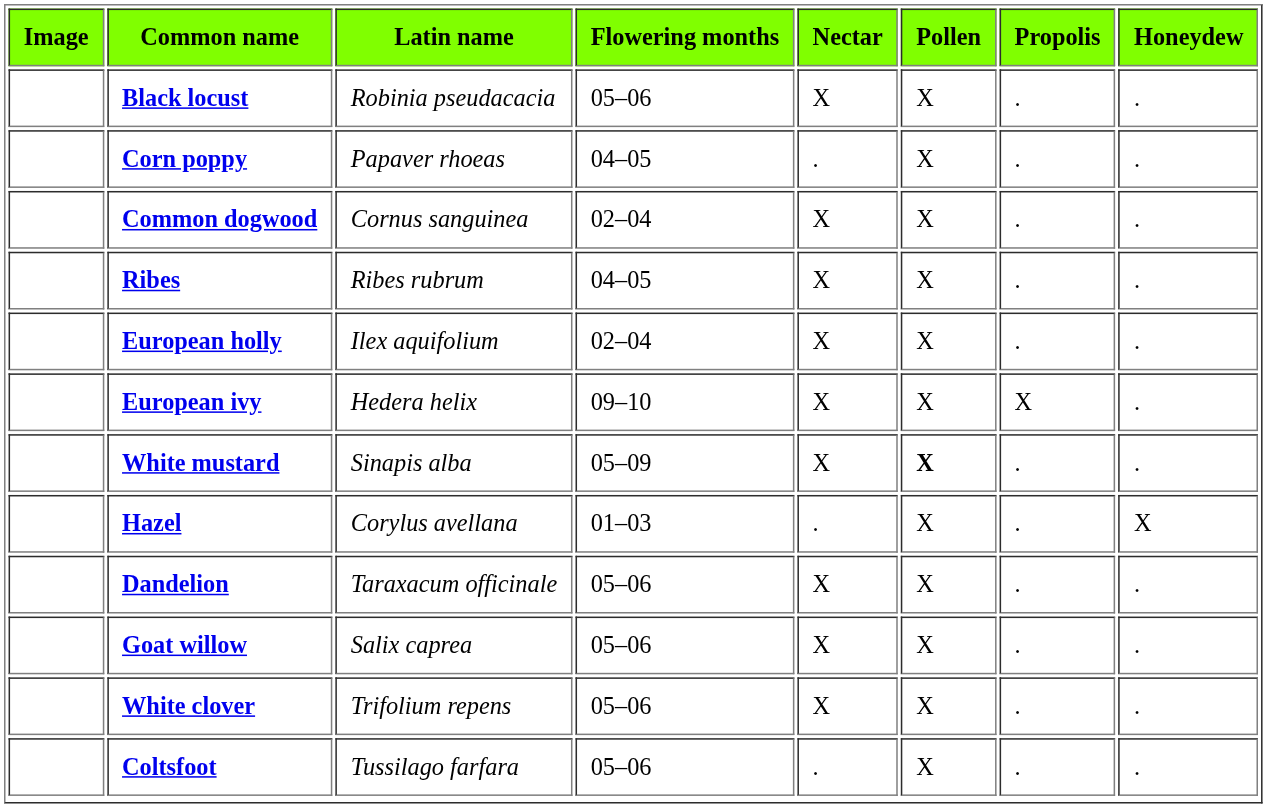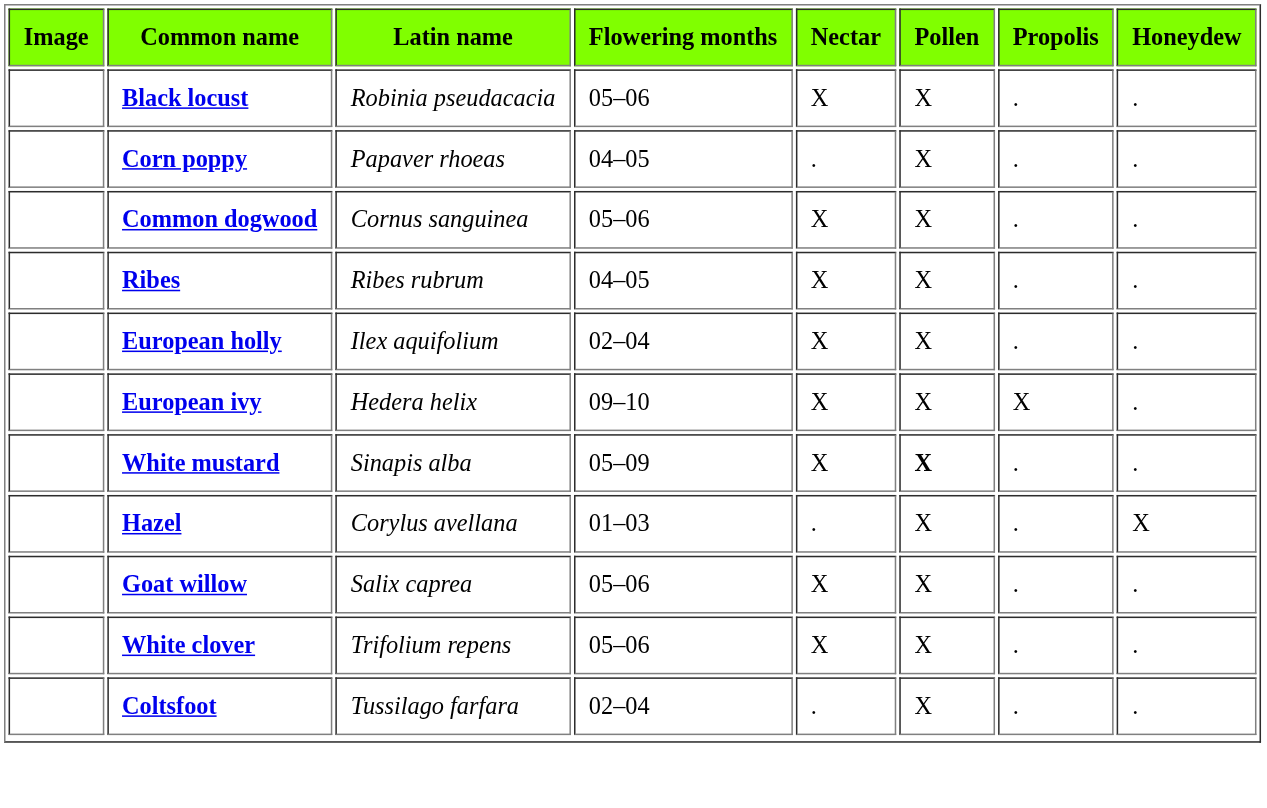(621, 219) 02–04 -> (619, 219) 05–06
- row: (175, 584)
(621, 766) 05–06 -> (619, 705) 02–04
